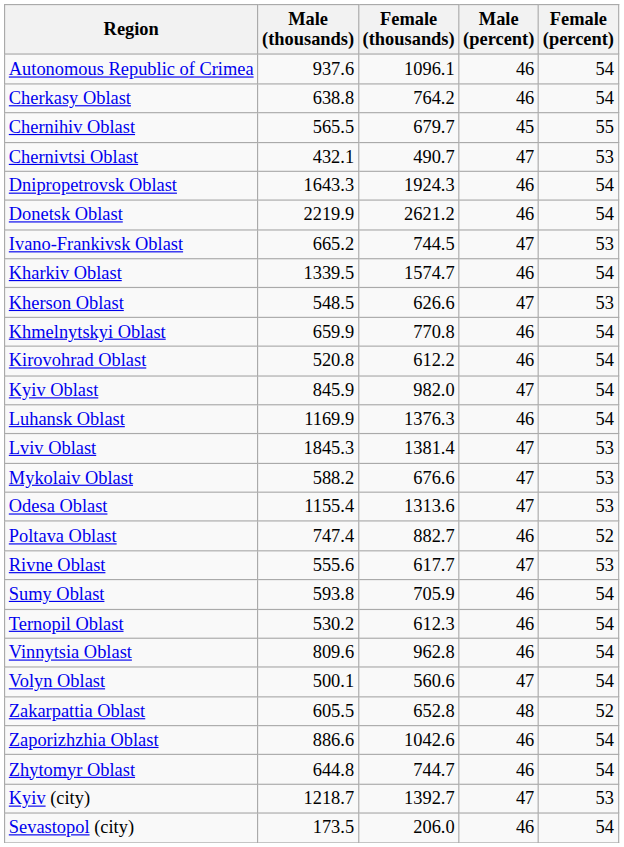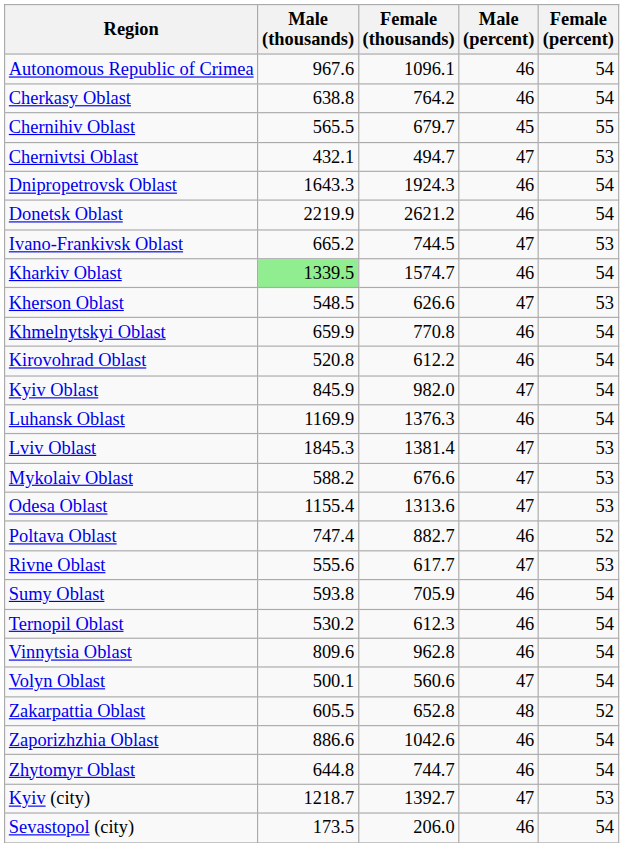(333, 68) 937.6 -> (333, 68) 967.6
(434, 156) 490.7 -> (434, 156) 494.7
(329, 273) no background -> (329, 273) lightgreen background
